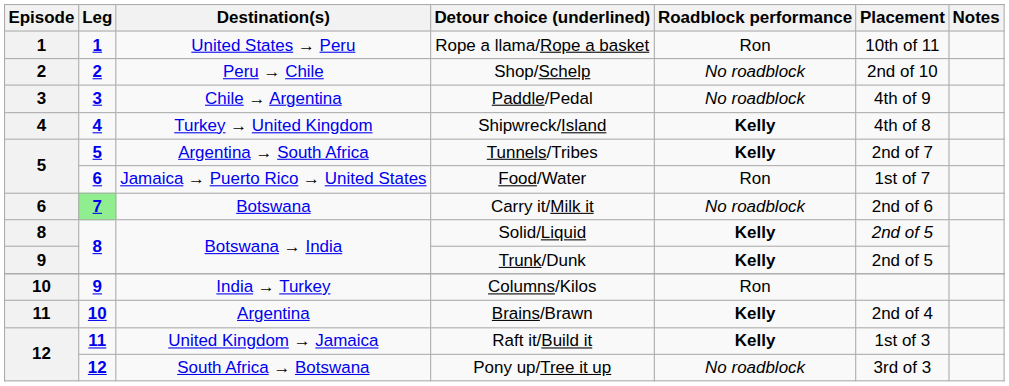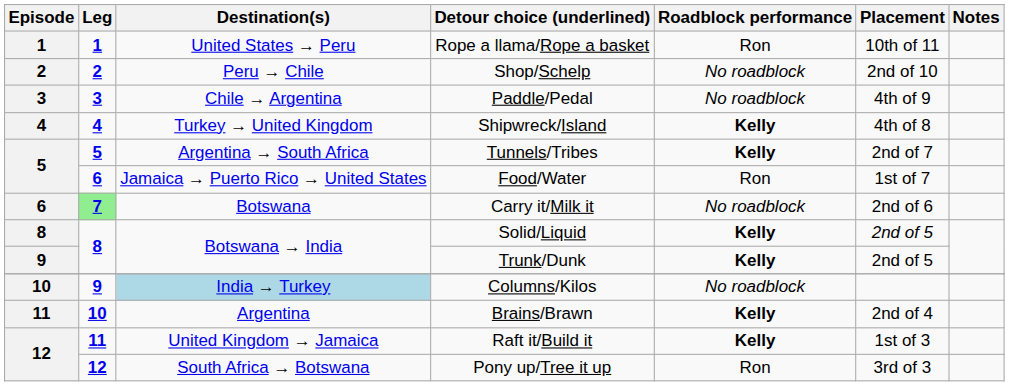(273, 286) no background -> (273, 286) lightblue background
(755, 286) Ron -> (755, 286) No roadblock
(755, 367) No roadblock -> (755, 367) Ron
